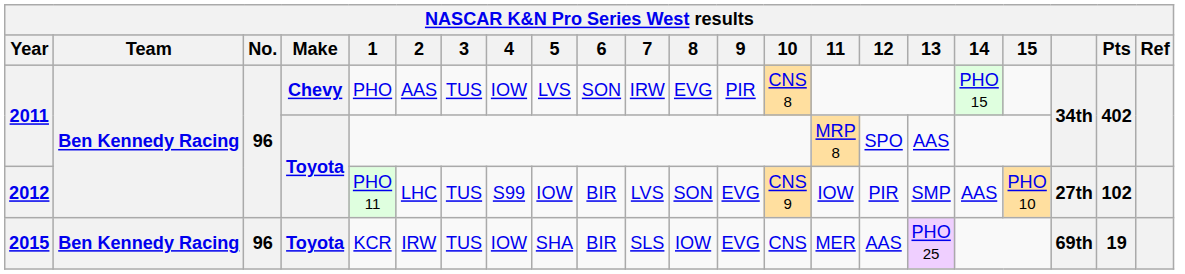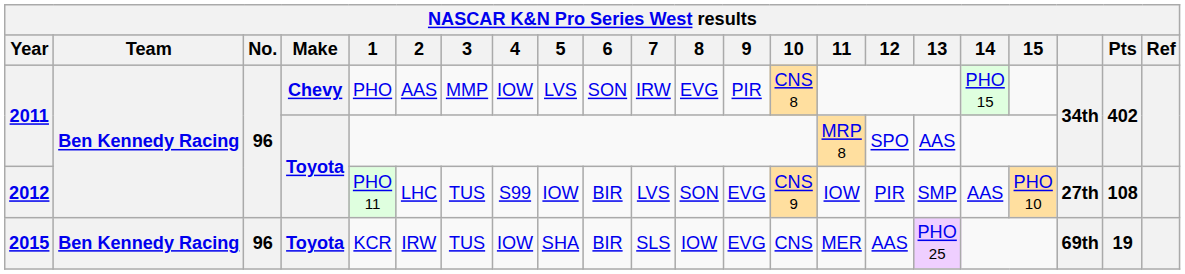(464, 90) TUS -> (467, 90) MMP
(1117, 192) 102 -> (1123, 192) 108
